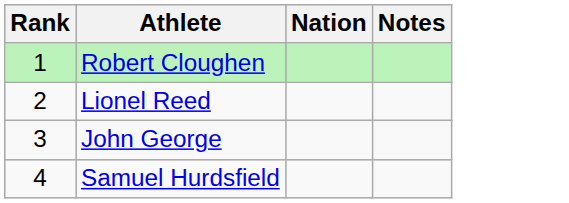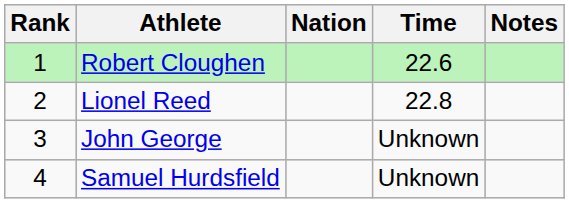+ column: (429, 23)
